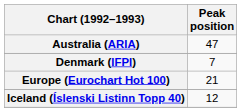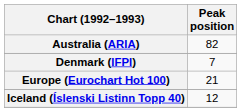(212, 44) 47 -> (212, 44) 82
